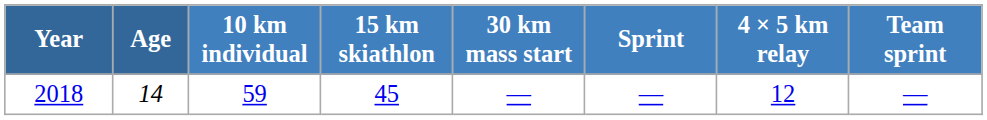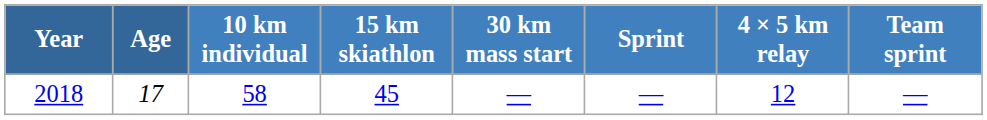(151, 94) 14 -> (151, 94) 17
(255, 94) 59 -> (255, 94) 58
